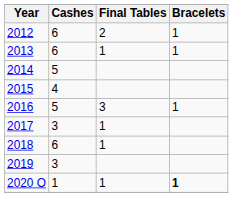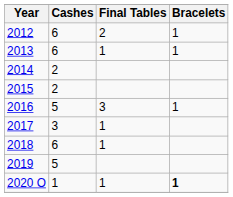(55, 70) 5 -> (55, 70) 2
(55, 88) 4 -> (55, 88) 2
(55, 164) 3 -> (55, 164) 5
